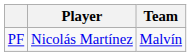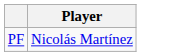- column: (161, 16)
